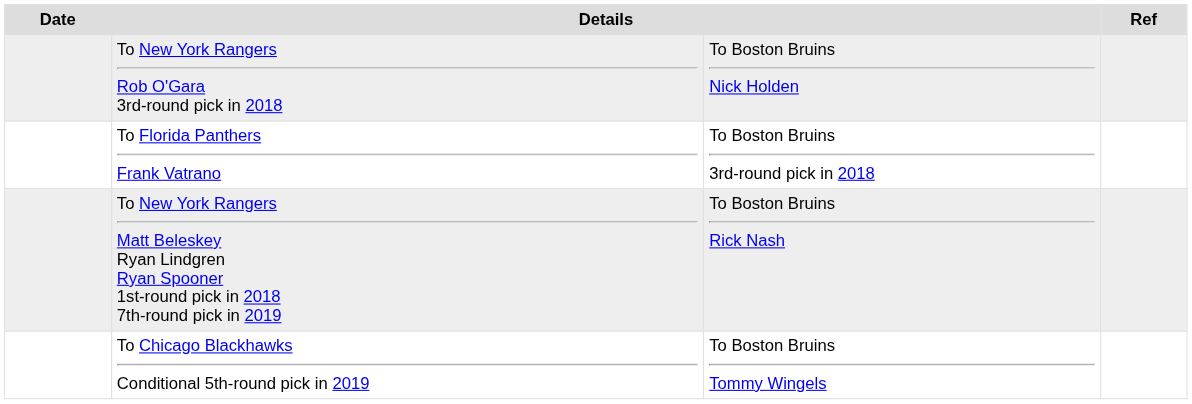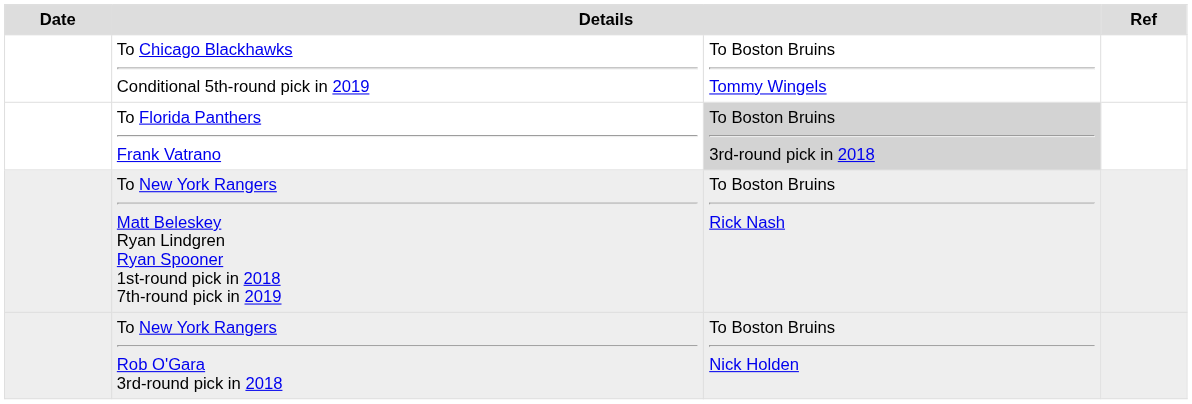rows swapped: (407, 77) <-> (407, 364)
(902, 154) no background -> (902, 136) lightgrey background
